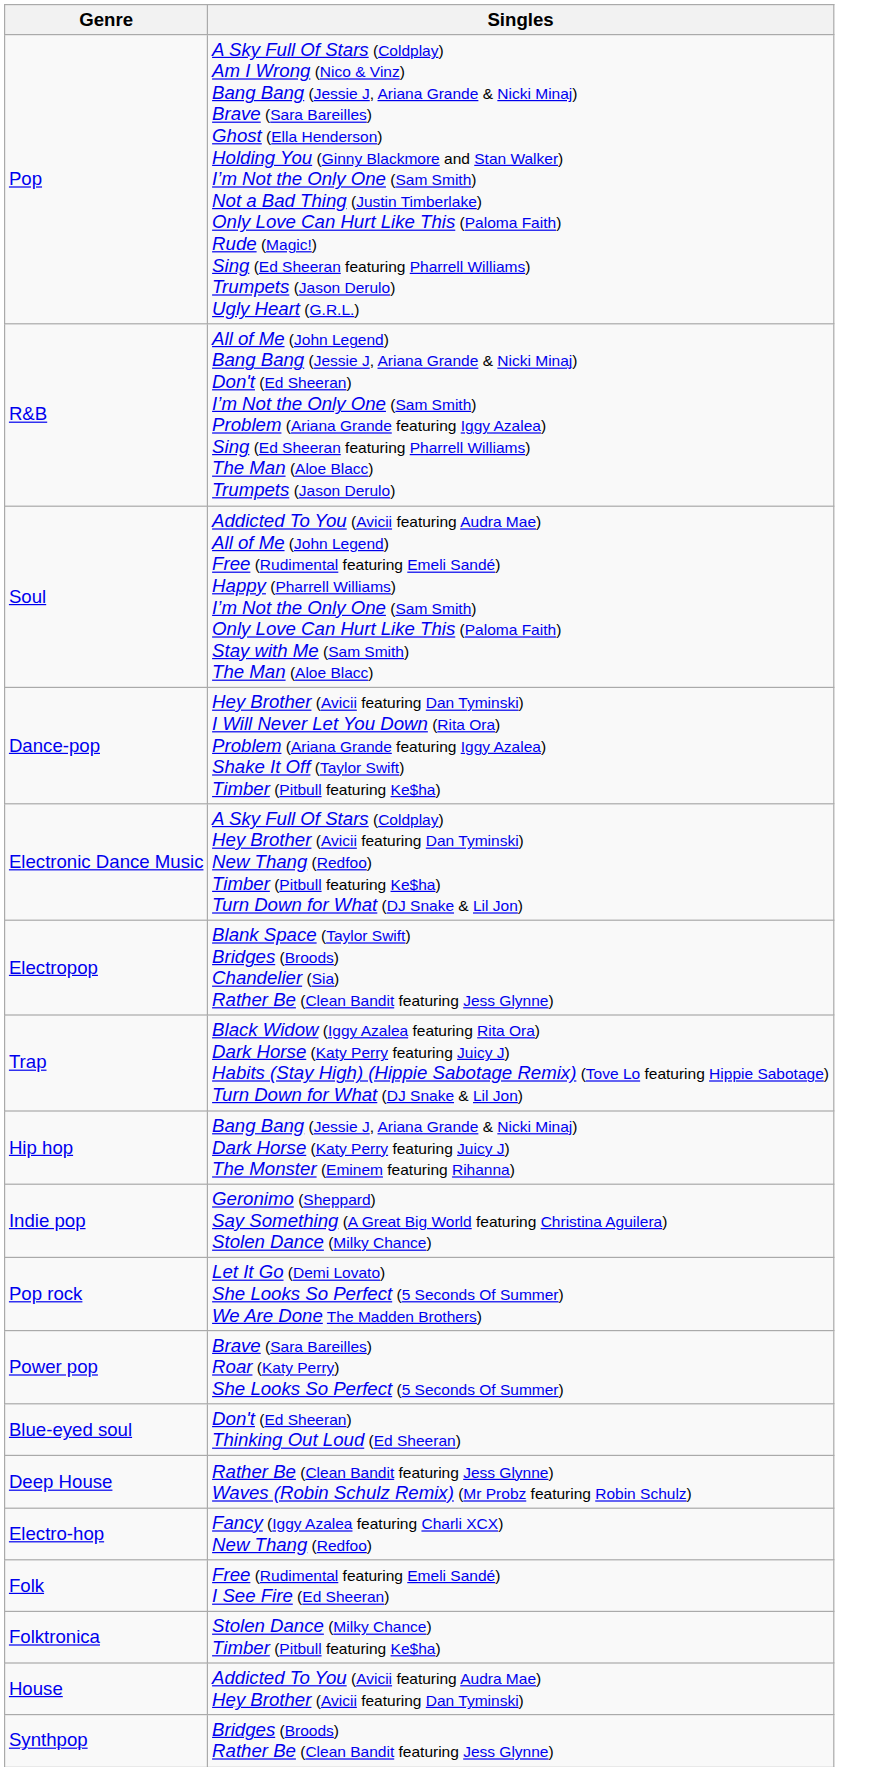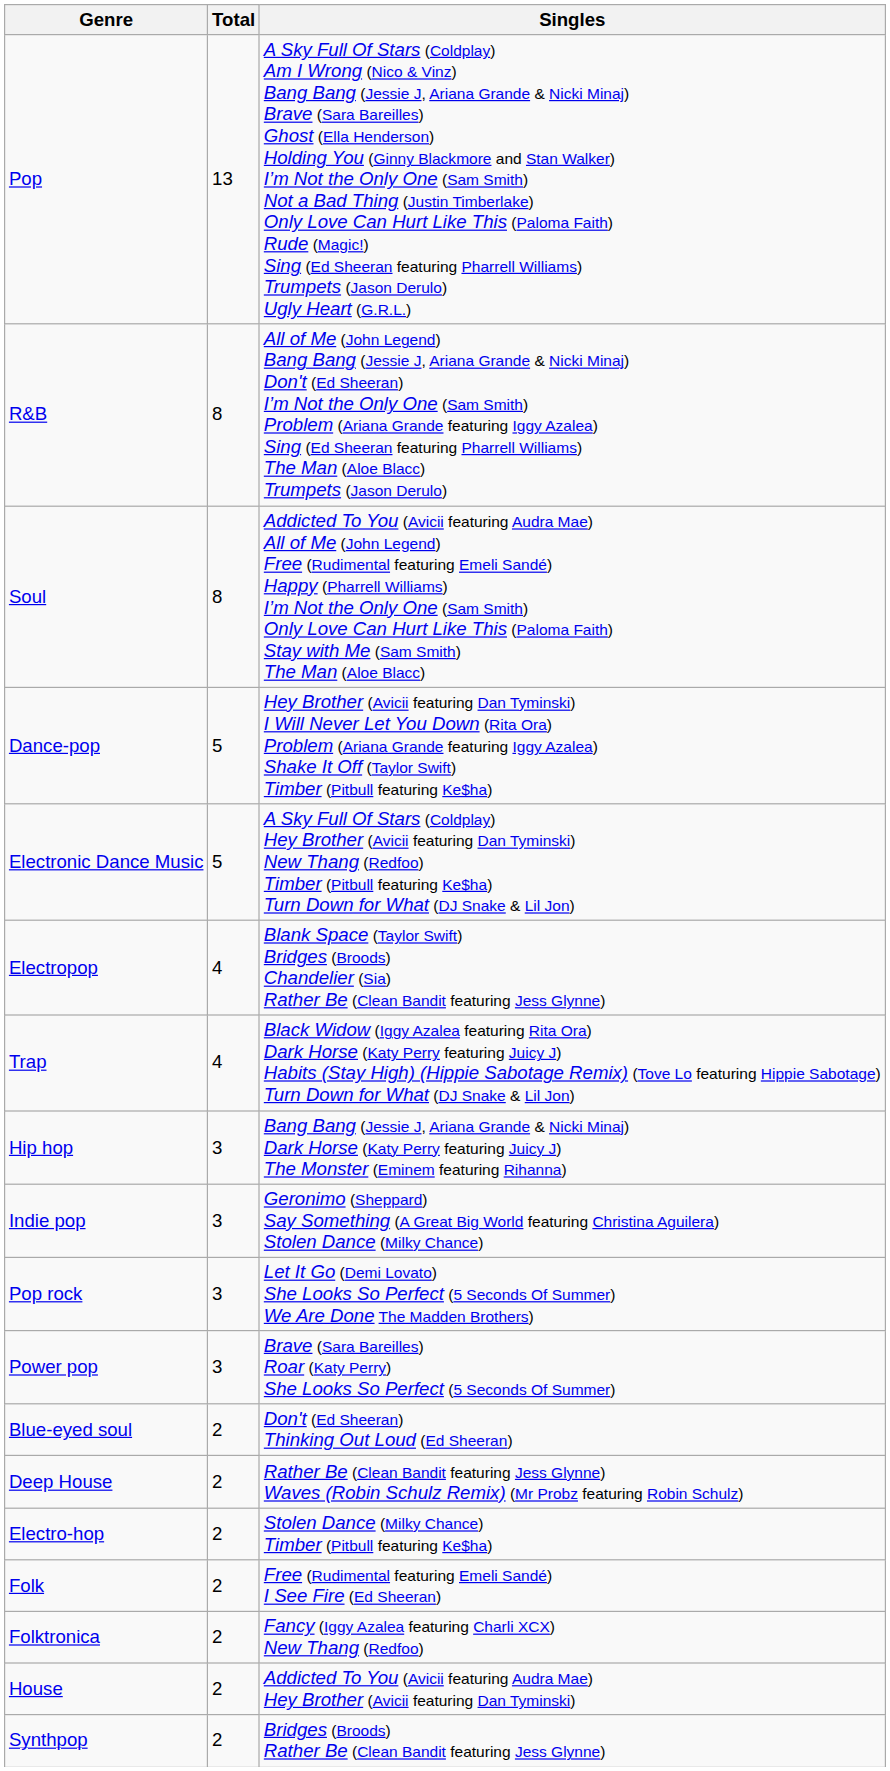+ column: (234, 19)
(358, 1533) Fancy (Iggy Azalea featuring Charli XCX) New Thang (Redfoo) -> (378, 1533) Stolen Dance (Milky Chance) Timber (Pitbull featuring Ke$ha)
(326, 1636) Stolen Dance (Milky Chance) Timber (Pitbull featuring Ke$ha) -> (409, 1636) Fancy (Iggy Azalea featuring Charli XCX) New Thang (Redfoo)
